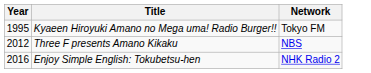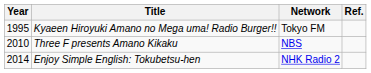+ column: (354, 12)
(18, 44) 2012 -> (18, 44) 2010
(18, 60) 2016 -> (18, 60) 2014
